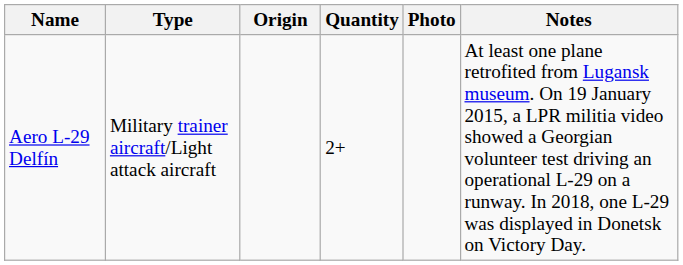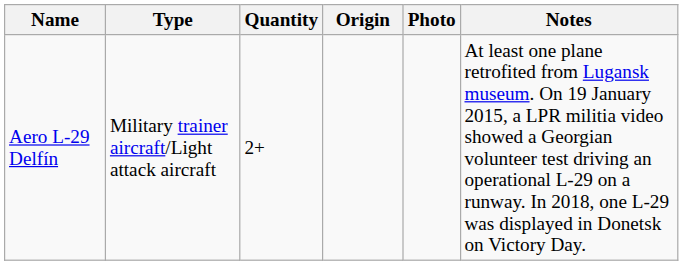columns swapped: (362, 19) <-> (280, 19)
